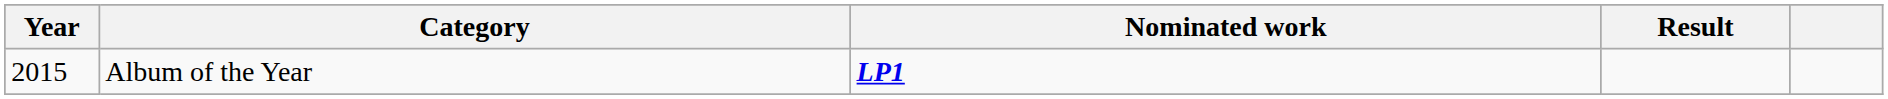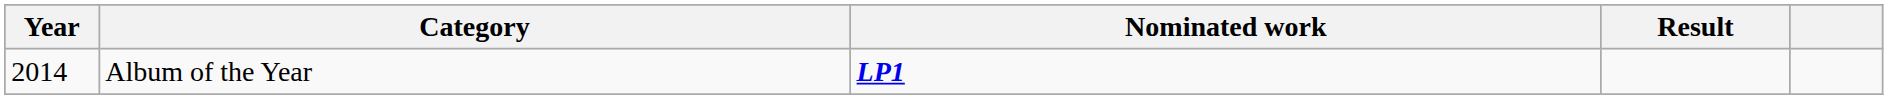(39, 71) 2015 -> (39, 71) 2014
